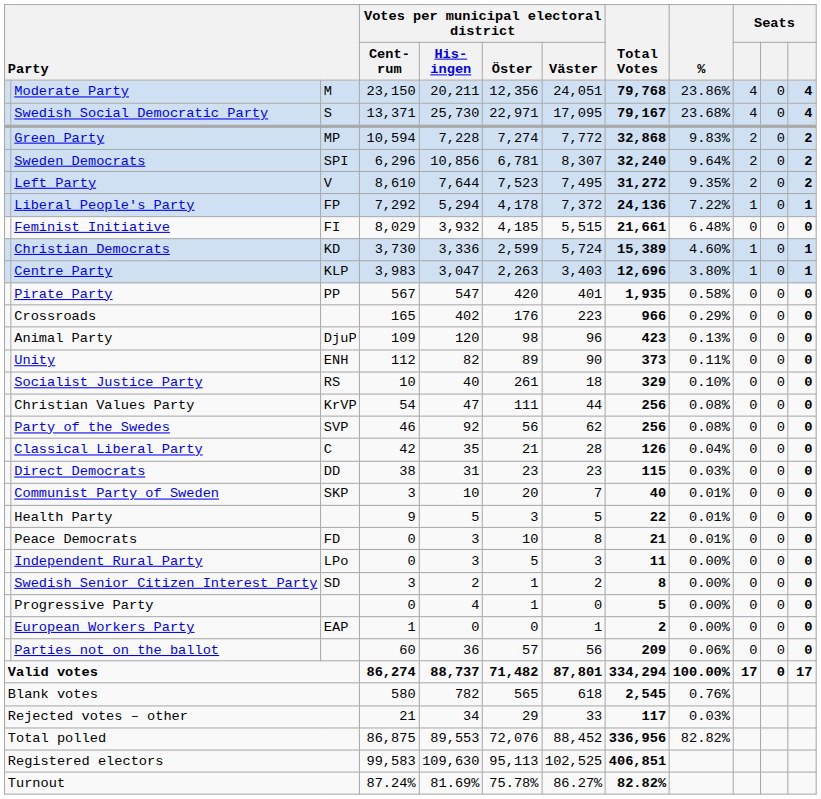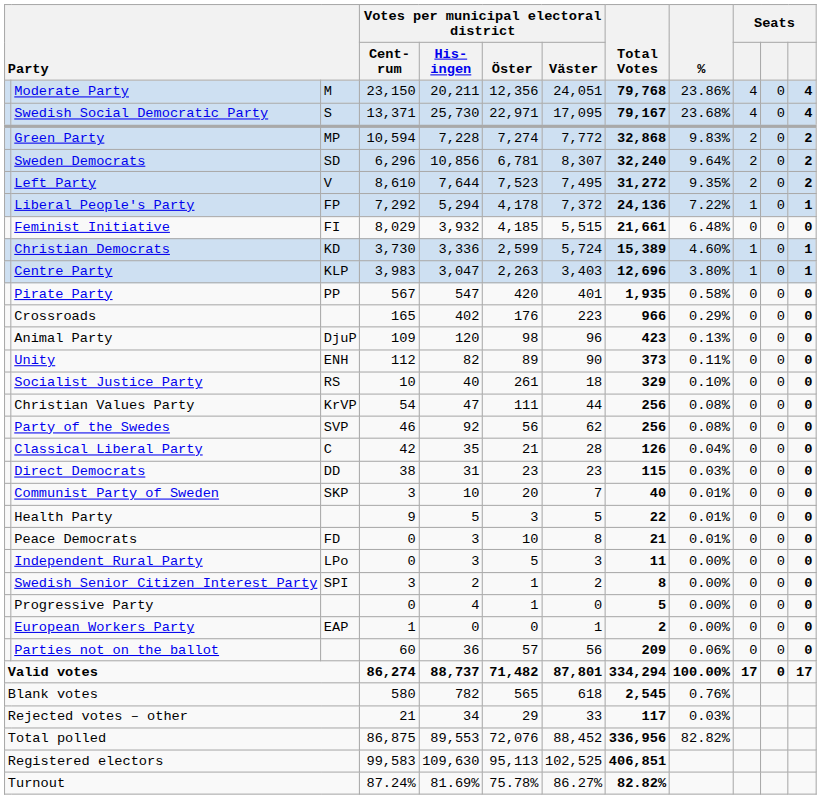(336, 160) SPI -> (332, 160) SD
(332, 583) SD -> (336, 583) SPI
